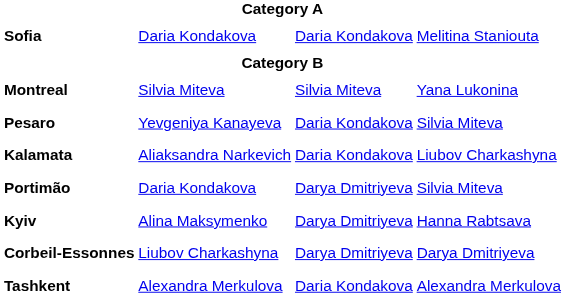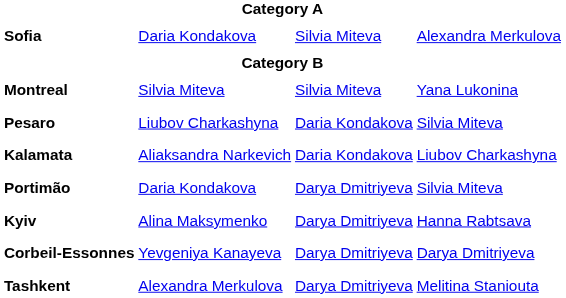(354, 36) Daria Kondakova -> (338, 36) Silvia Miteva
(478, 36) Melitina Staniouta -> (489, 36) Alexandra Merkulova
(210, 122) Yevgeniya Kanayeva -> (208, 122) Liubov Charkashyna
(208, 253) Liubov Charkashyna -> (210, 253) Yevgeniya Kanayeva
(354, 286) Daria Kondakova -> (354, 286) Darya Dmitriyeva
(489, 286) Alexandra Merkulova -> (478, 286) Melitina Staniouta
